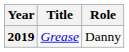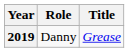columns swapped: (60, 15) <-> (103, 15)
